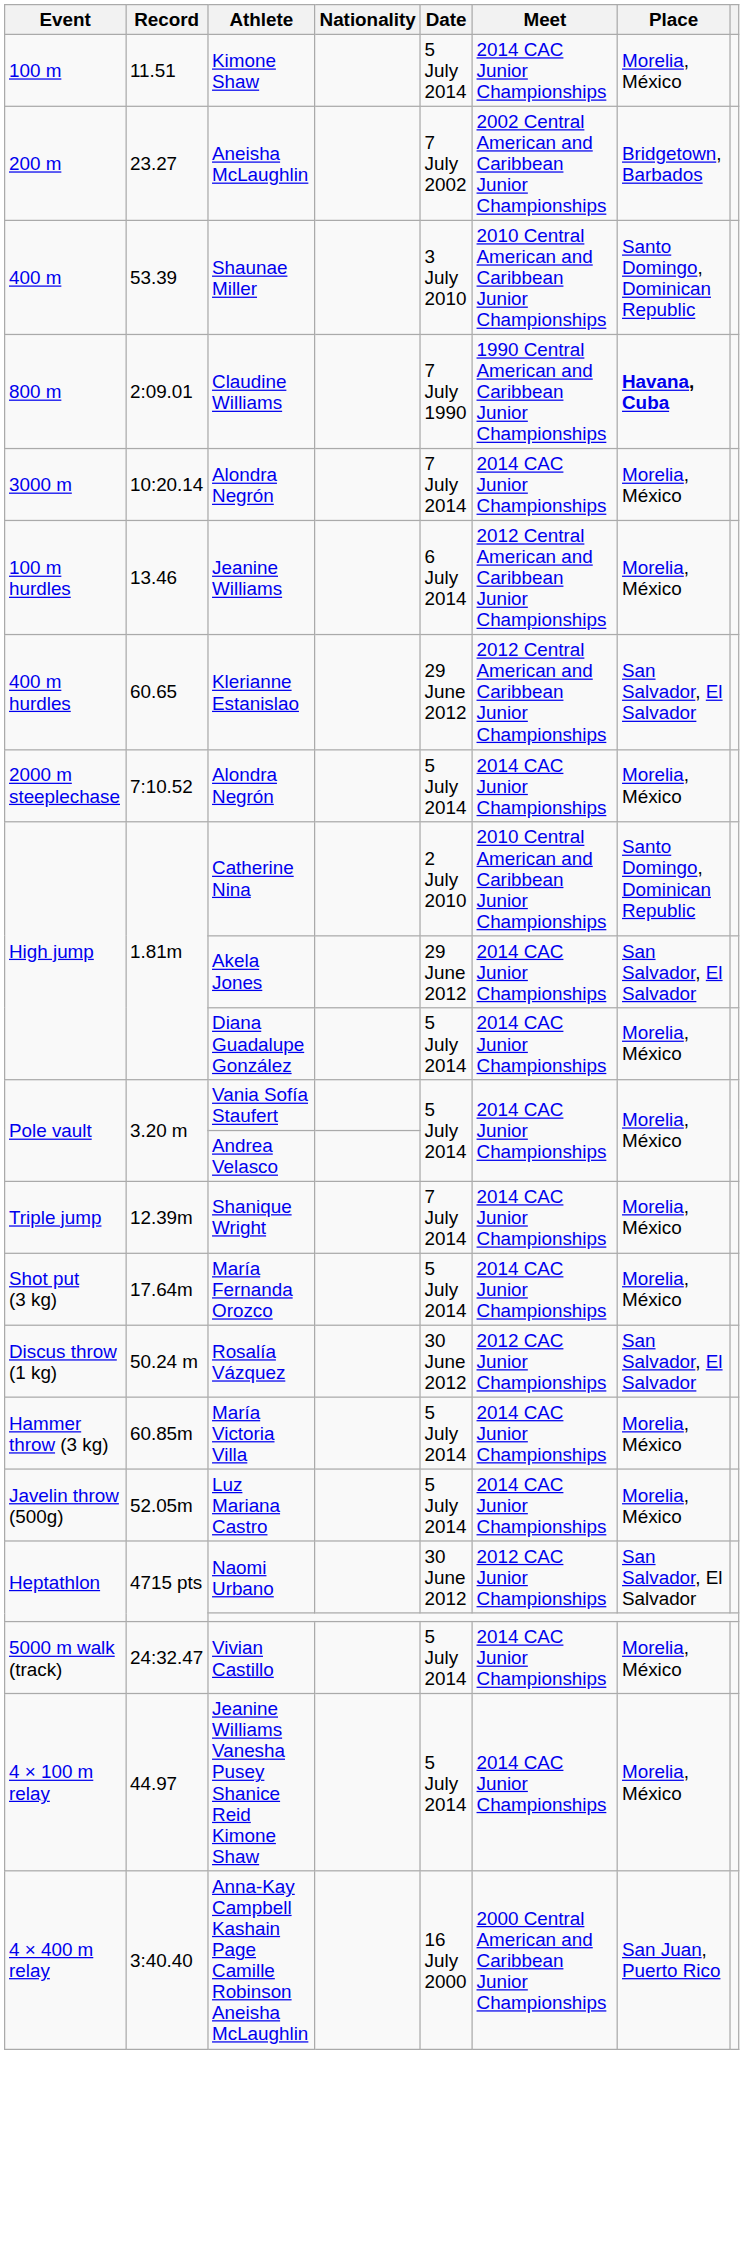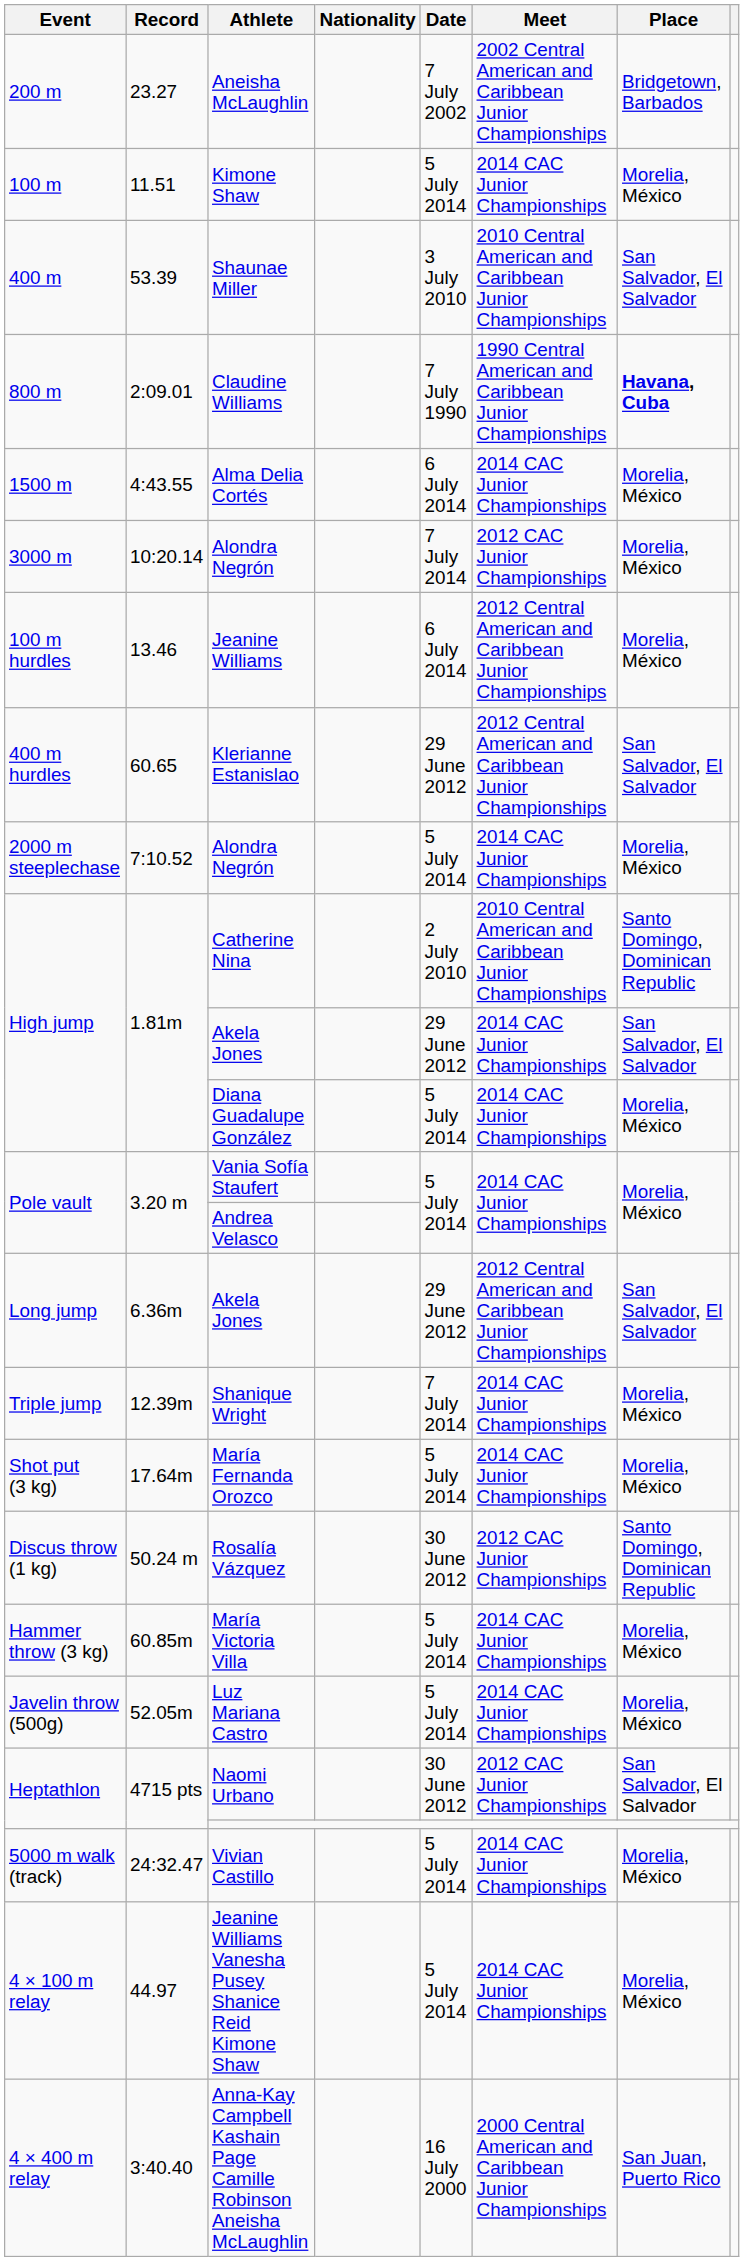rows swapped: (35, 71) <-> (35, 164)
(667, 278) Santo Domingo, Dominican Republic -> (672, 278) San Salvador, El Salvador
+ row: (40, 485)
(541, 485) 2014 CAC Junior Championships -> (541, 557) 2012 CAC Junior Championships
+ row: (53, 1310)
(672, 1361) San Salvador, El Salvador -> (667, 1558) Santo Domingo, Dominican Republic
